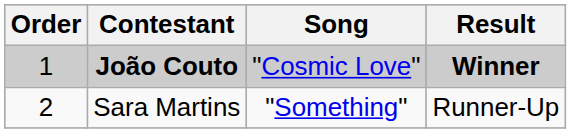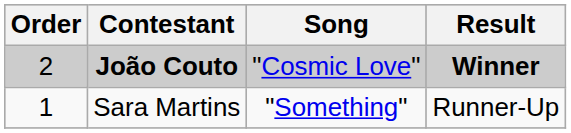(46, 66) 1 -> (46, 66) 2
(46, 107) 2 -> (46, 107) 1
